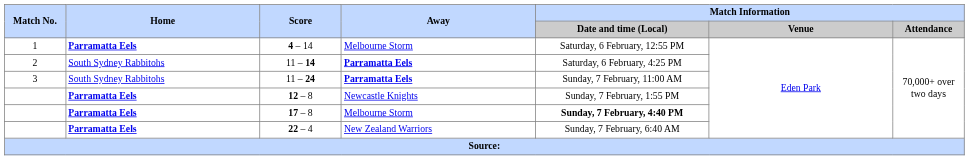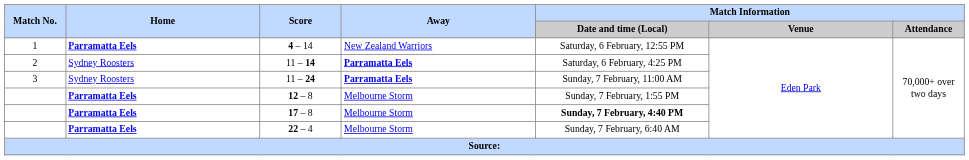(378, 46) Melbourne Storm -> (388, 46) New Zealand Warriors
(116, 63) South Sydney Rabbitohs -> (101, 63) Sydney Roosters
(116, 79) South Sydney Rabbitohs -> (101, 79) Sydney Roosters
(381, 96) Newcastle Knights -> (378, 96) Melbourne Storm
(388, 129) New Zealand Warriors -> (378, 129) Melbourne Storm
